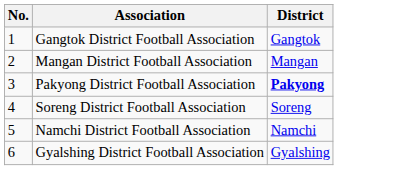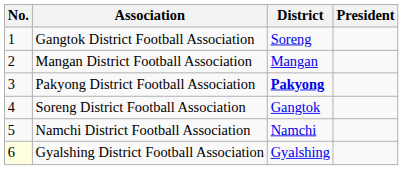+ column: (366, 15)
(295, 38) Gangtok -> (291, 38) Soreng
(291, 107) Soreng -> (295, 107) Gangtok
(11, 152) no background -> (11, 152) lightyellow background
